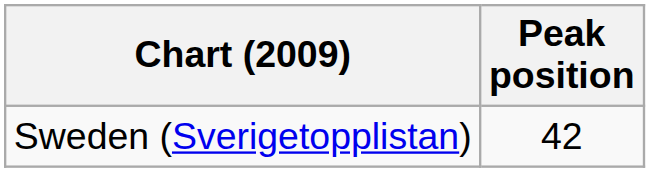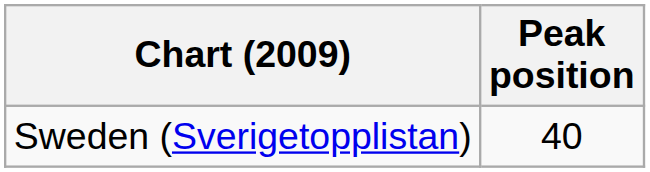(562, 135) 42 -> (562, 135) 40
